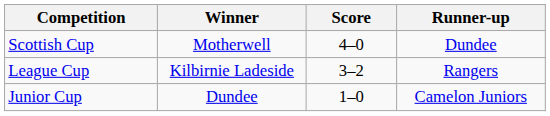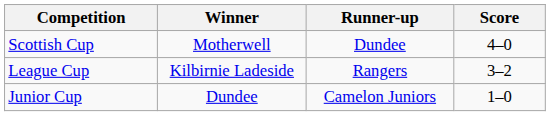columns swapped: (351, 17) <-> (471, 17)
